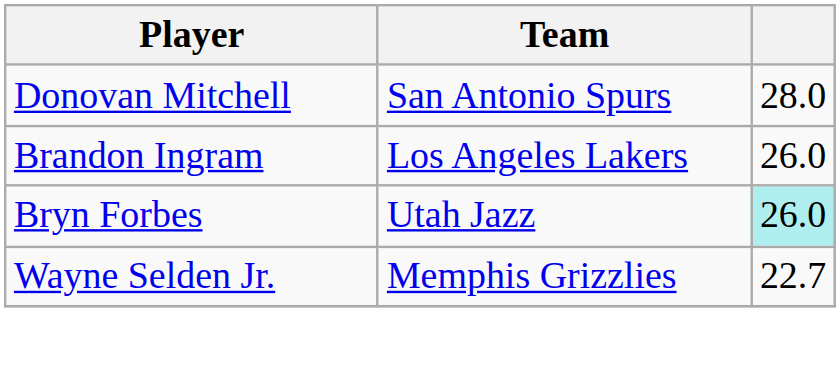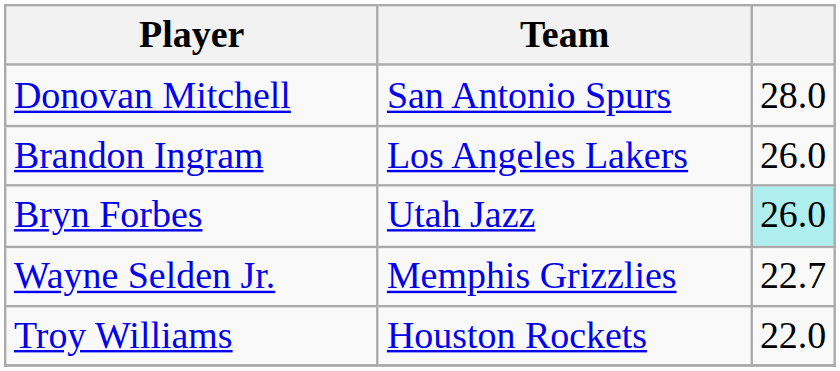+ row: (123, 335)
